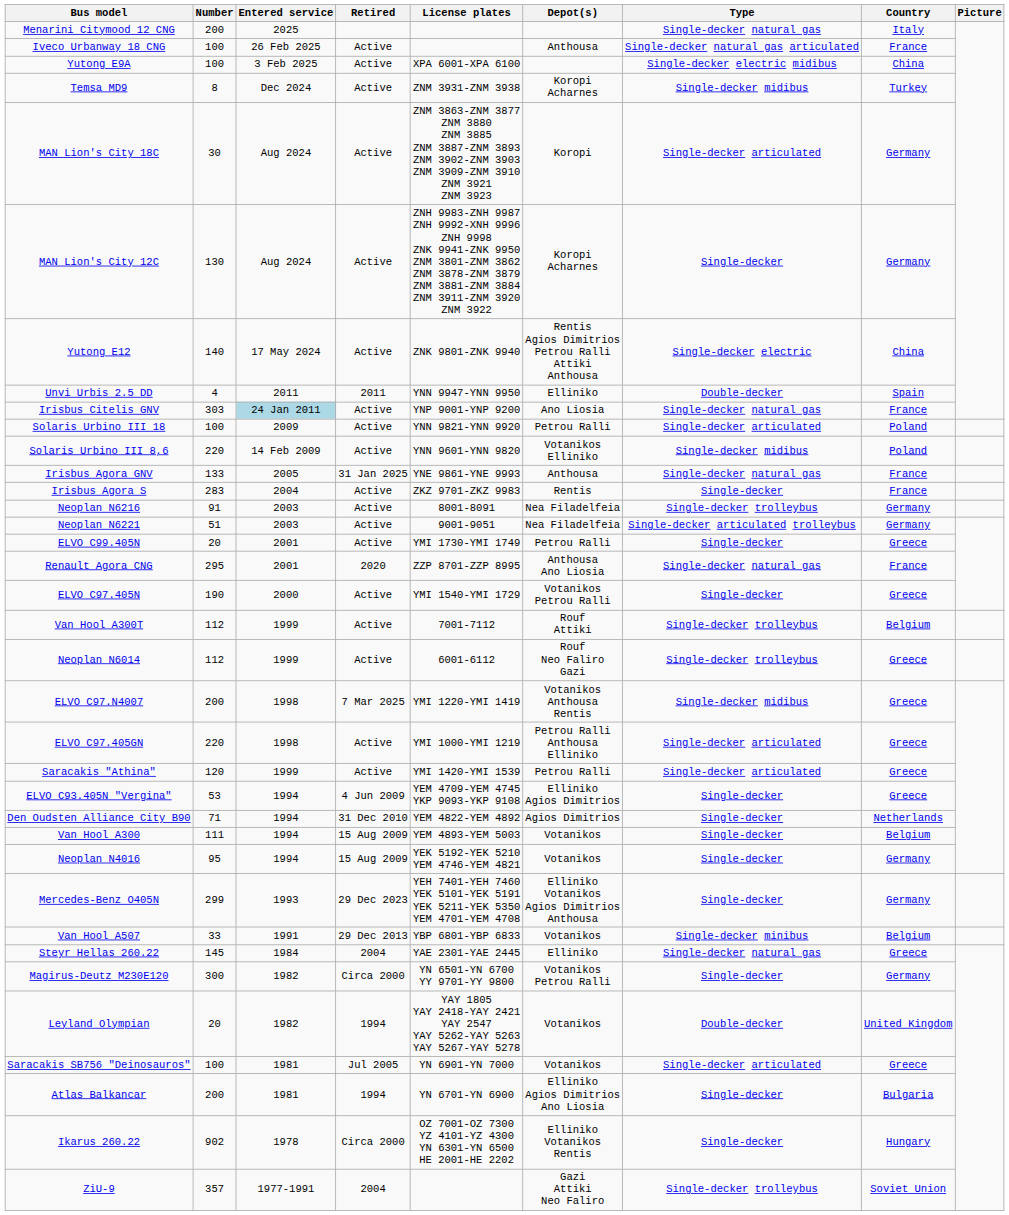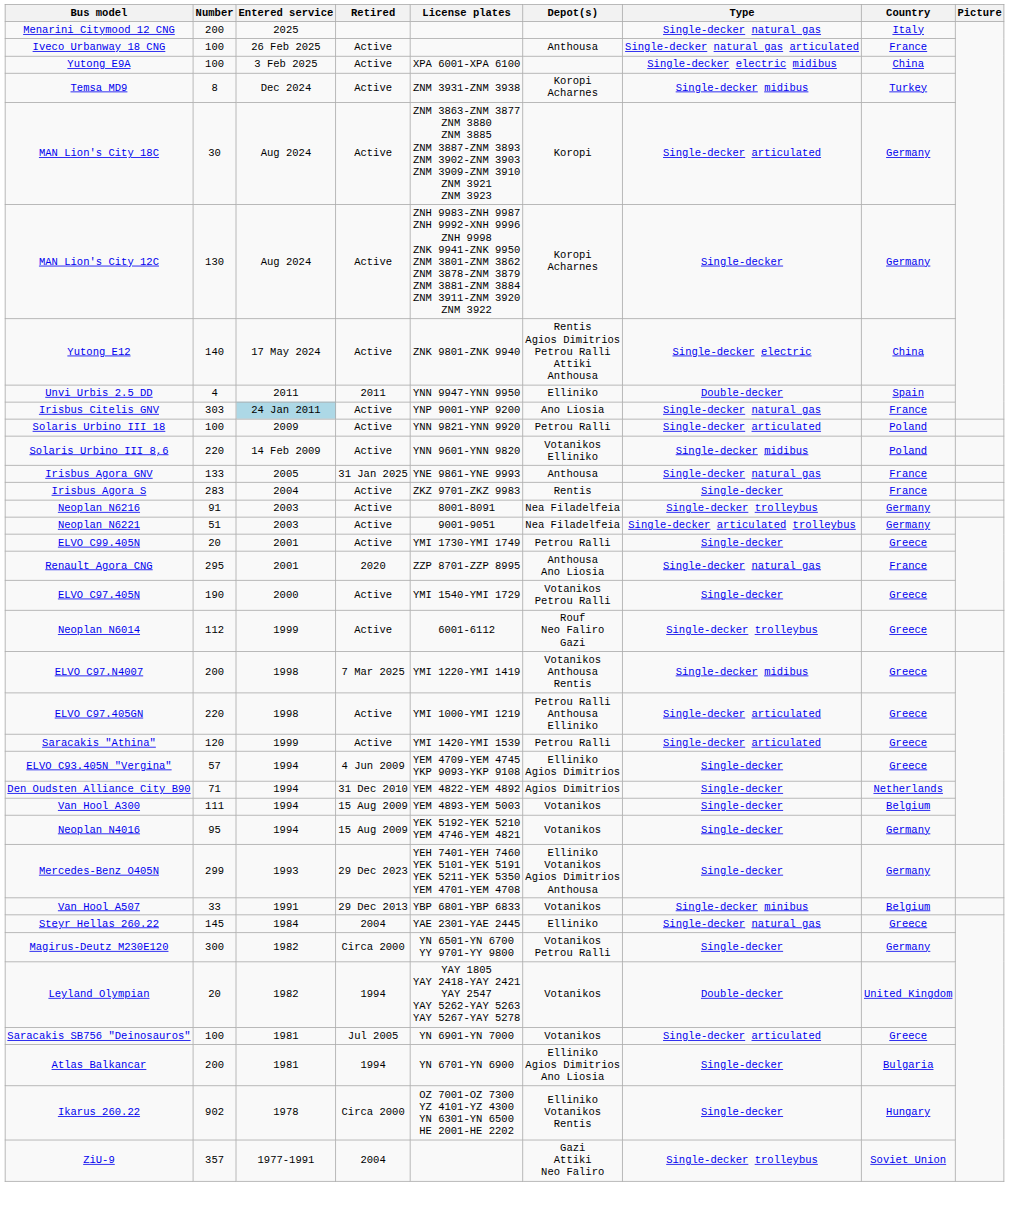- row: (99, 625)
(215, 795) 53 -> (215, 766) 57
